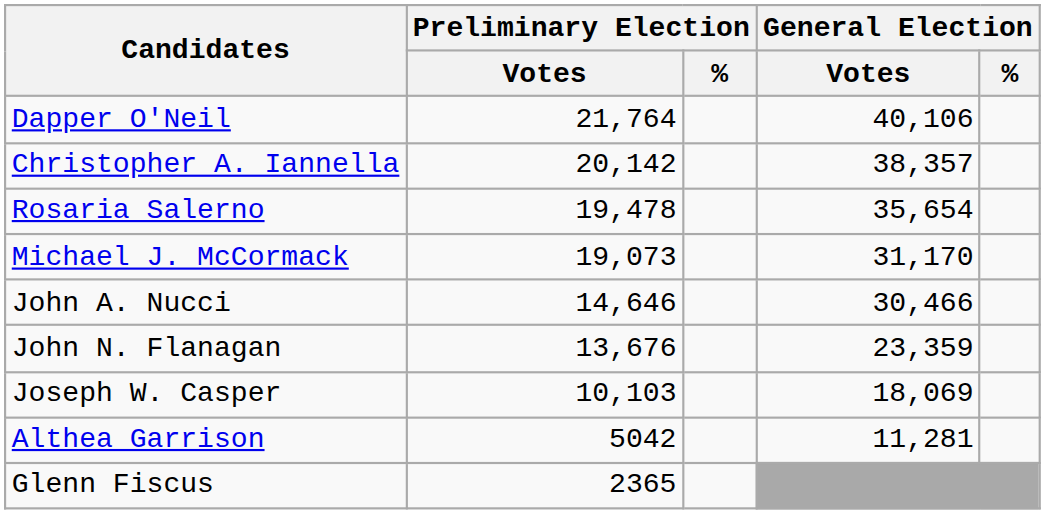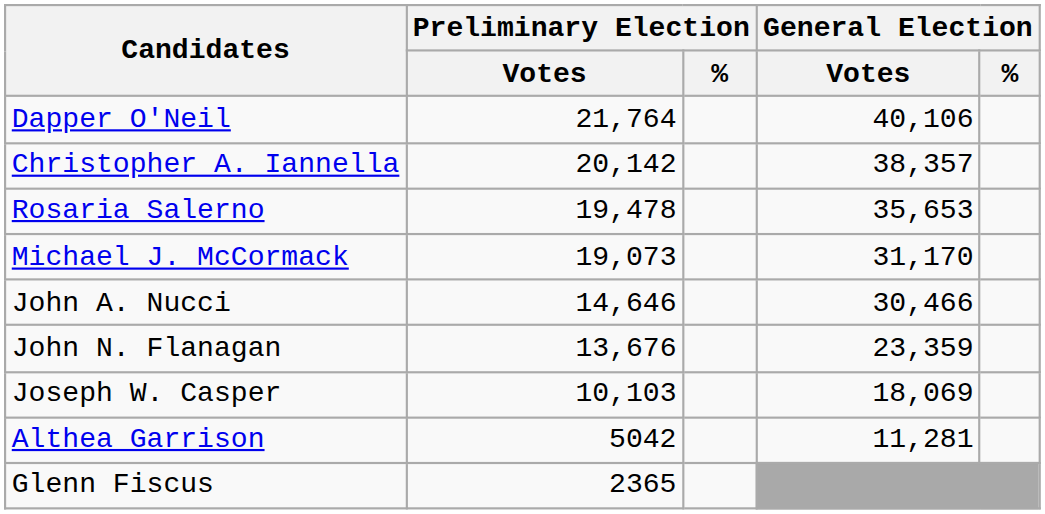(923, 211) 35,654 -> (923, 211) 35,653
